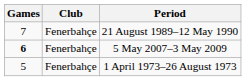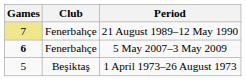(23, 31) no background -> (23, 31) khaki background
(71, 66) Fenerbahçe -> (71, 66) Beşiktaş
